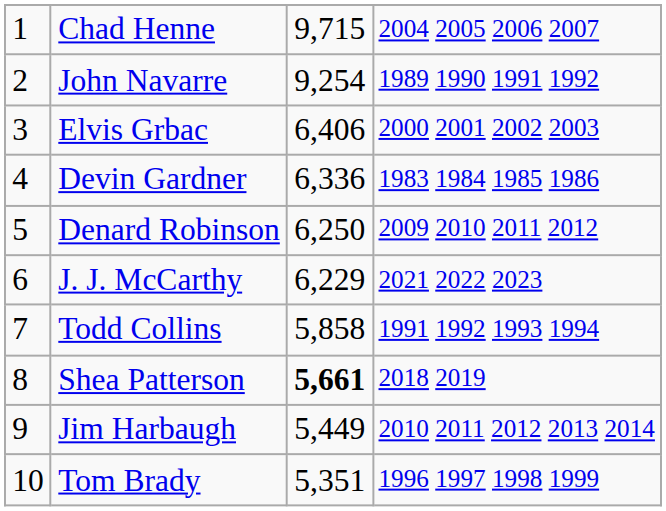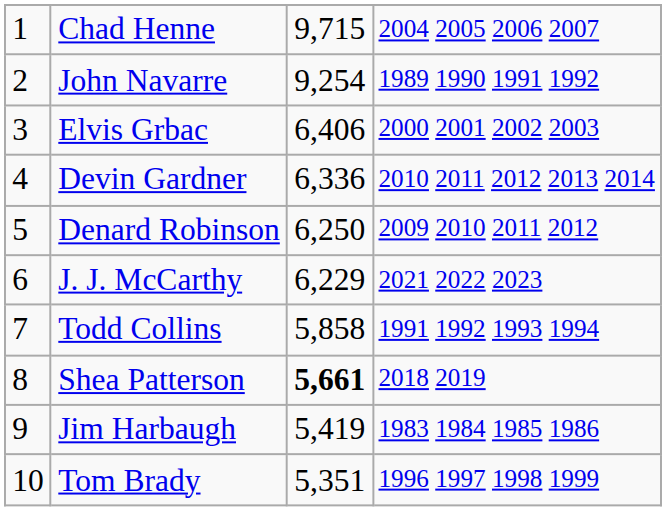(489, 179) 1983 1984 1985 1986 -> (517, 179) 2010 2011 2012 2013 2014
(330, 429) 5,449 -> (330, 429) 5,419
(517, 429) 2010 2011 2012 2013 2014 -> (489, 429) 1983 1984 1985 1986
